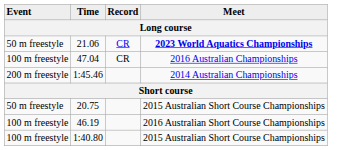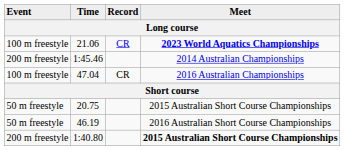(35, 43) 50 m freestyle -> (37, 43) 100 m freestyle
rows swapped: (88, 59) <-> (88, 75)
(37, 122) 100 m freestyle -> (35, 122) 50 m freestyle
(37, 138) 100 m freestyle -> (37, 138) 200 m freestyle
(234, 138) normal -> (240, 138) bold
